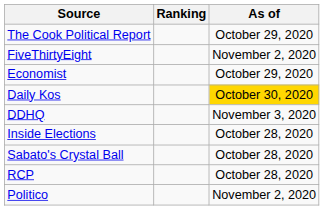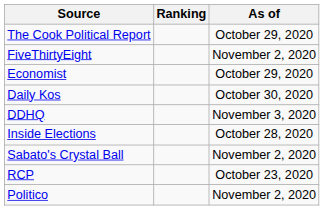(264, 94) gold background -> (264, 94) no background
(264, 154) October 28, 2020 -> (264, 154) November 2, 2020
(264, 174) October 28, 2020 -> (264, 174) October 23, 2020
